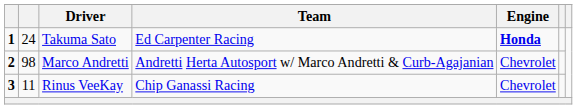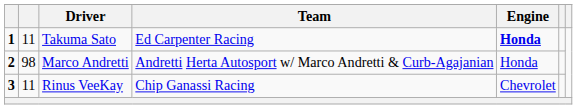(28, 39) 24 -> (28, 39) 11
(528, 62) Chevrolet -> (519, 62) Honda
